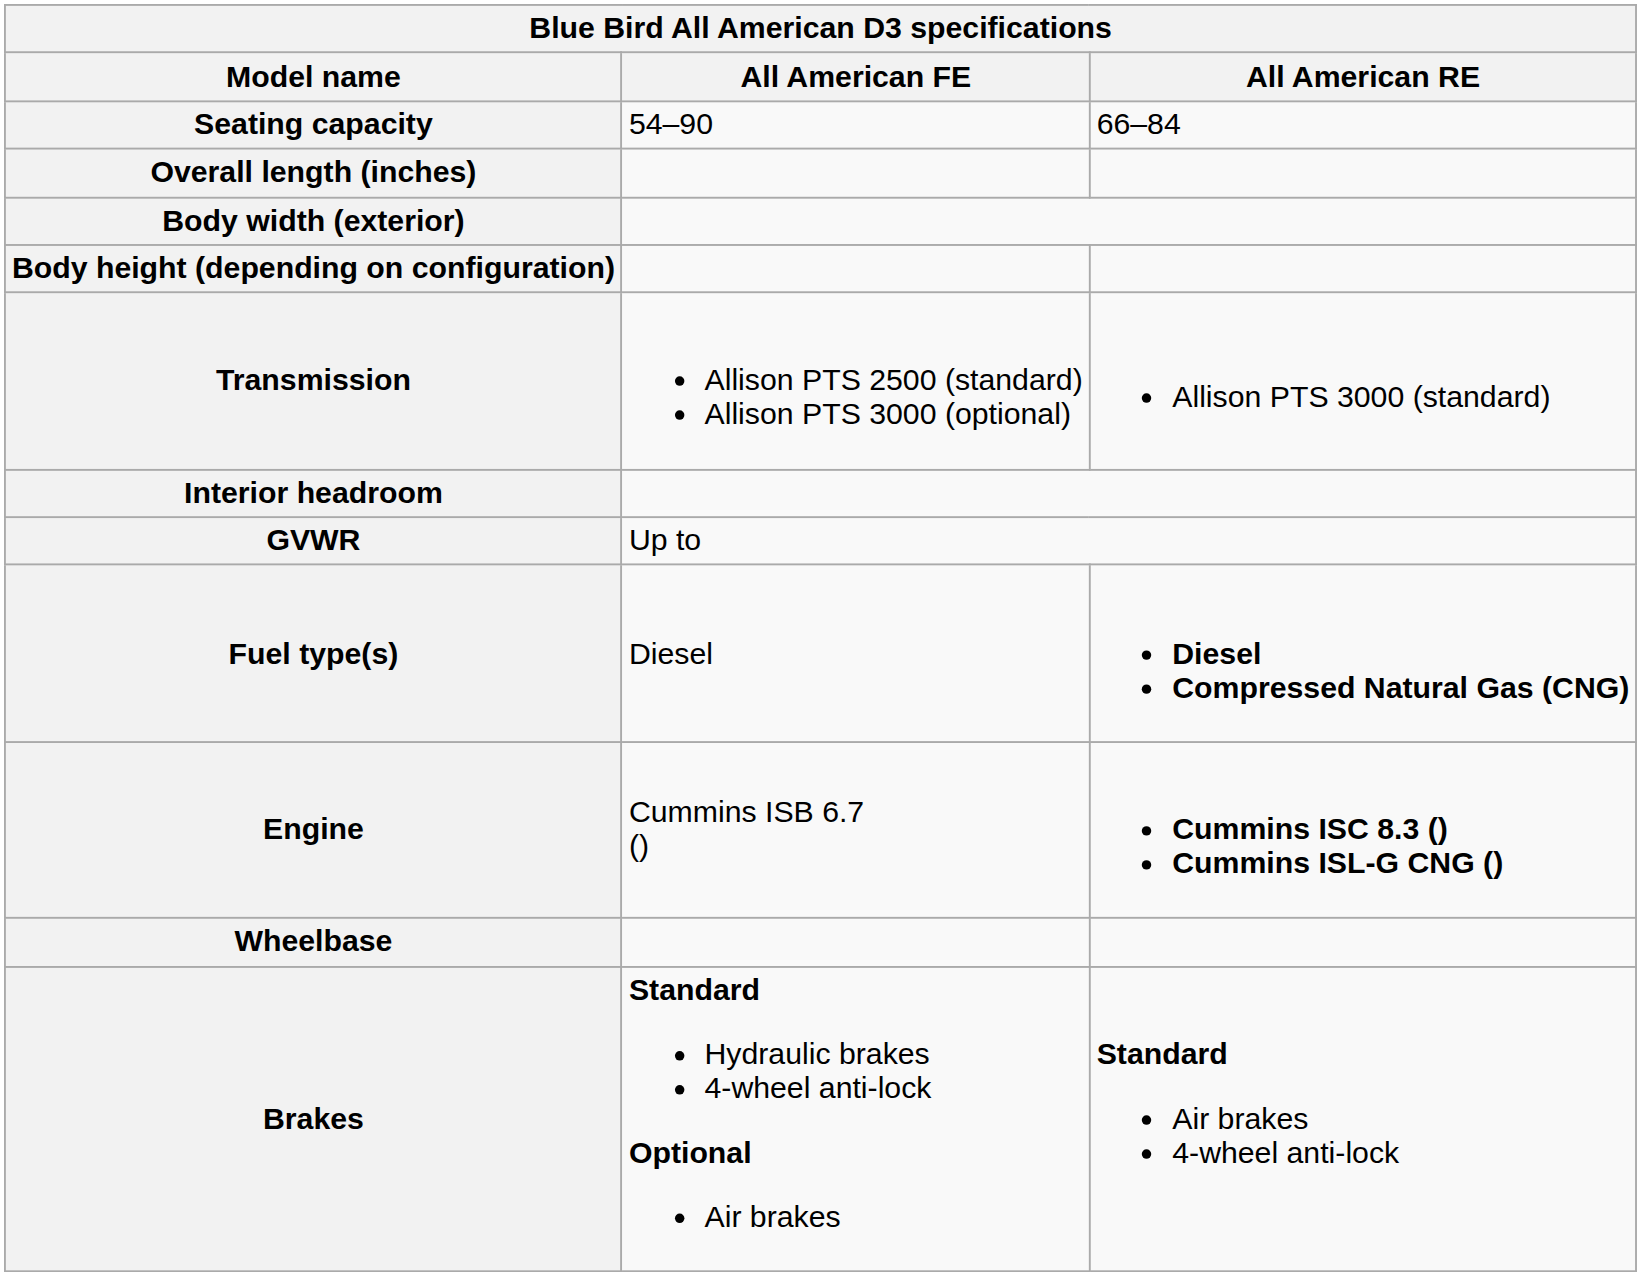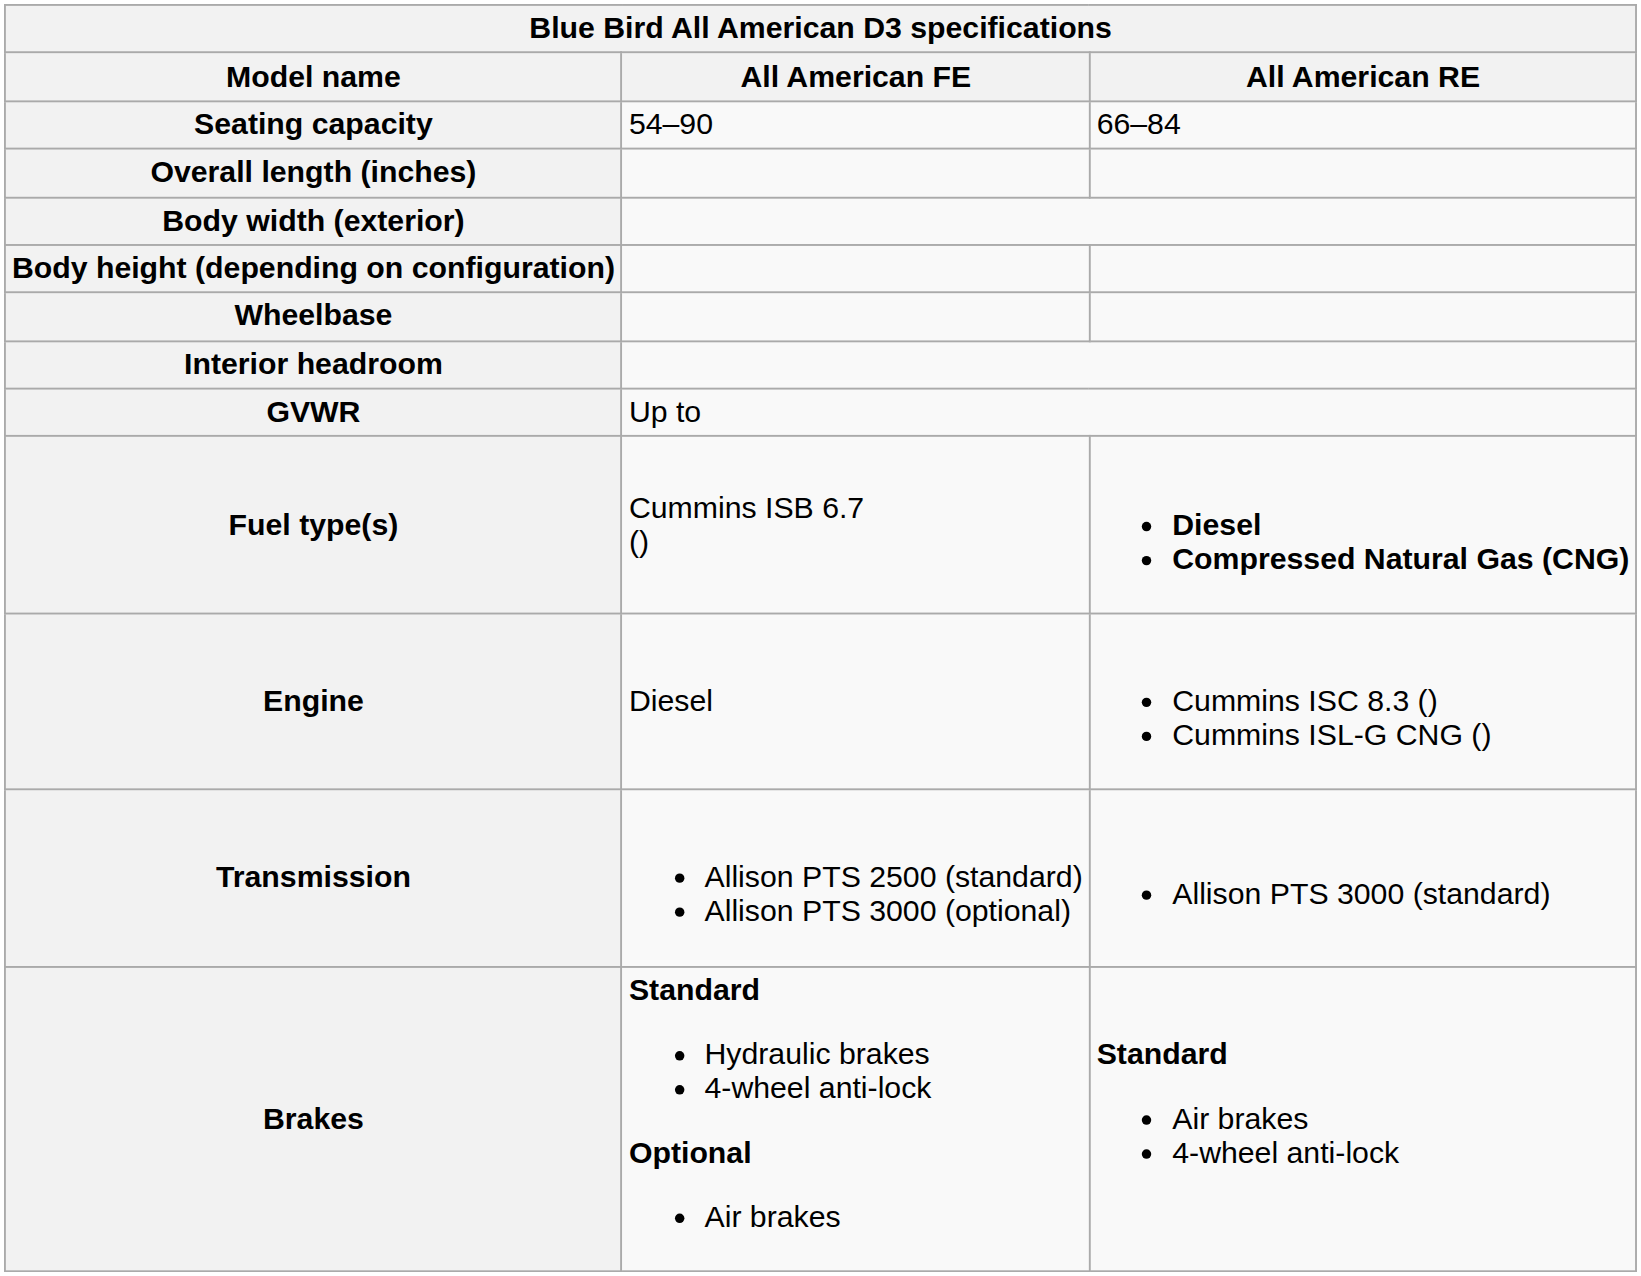rows swapped: (313, 941) <-> (313, 380)
(671, 652) Diesel -> (747, 524) Cummins ISB 6.7 ()
(747, 829) Cummins ISB 6.7 () -> (671, 700) Diesel
(1363, 847) bold -> (1363, 718) normal
